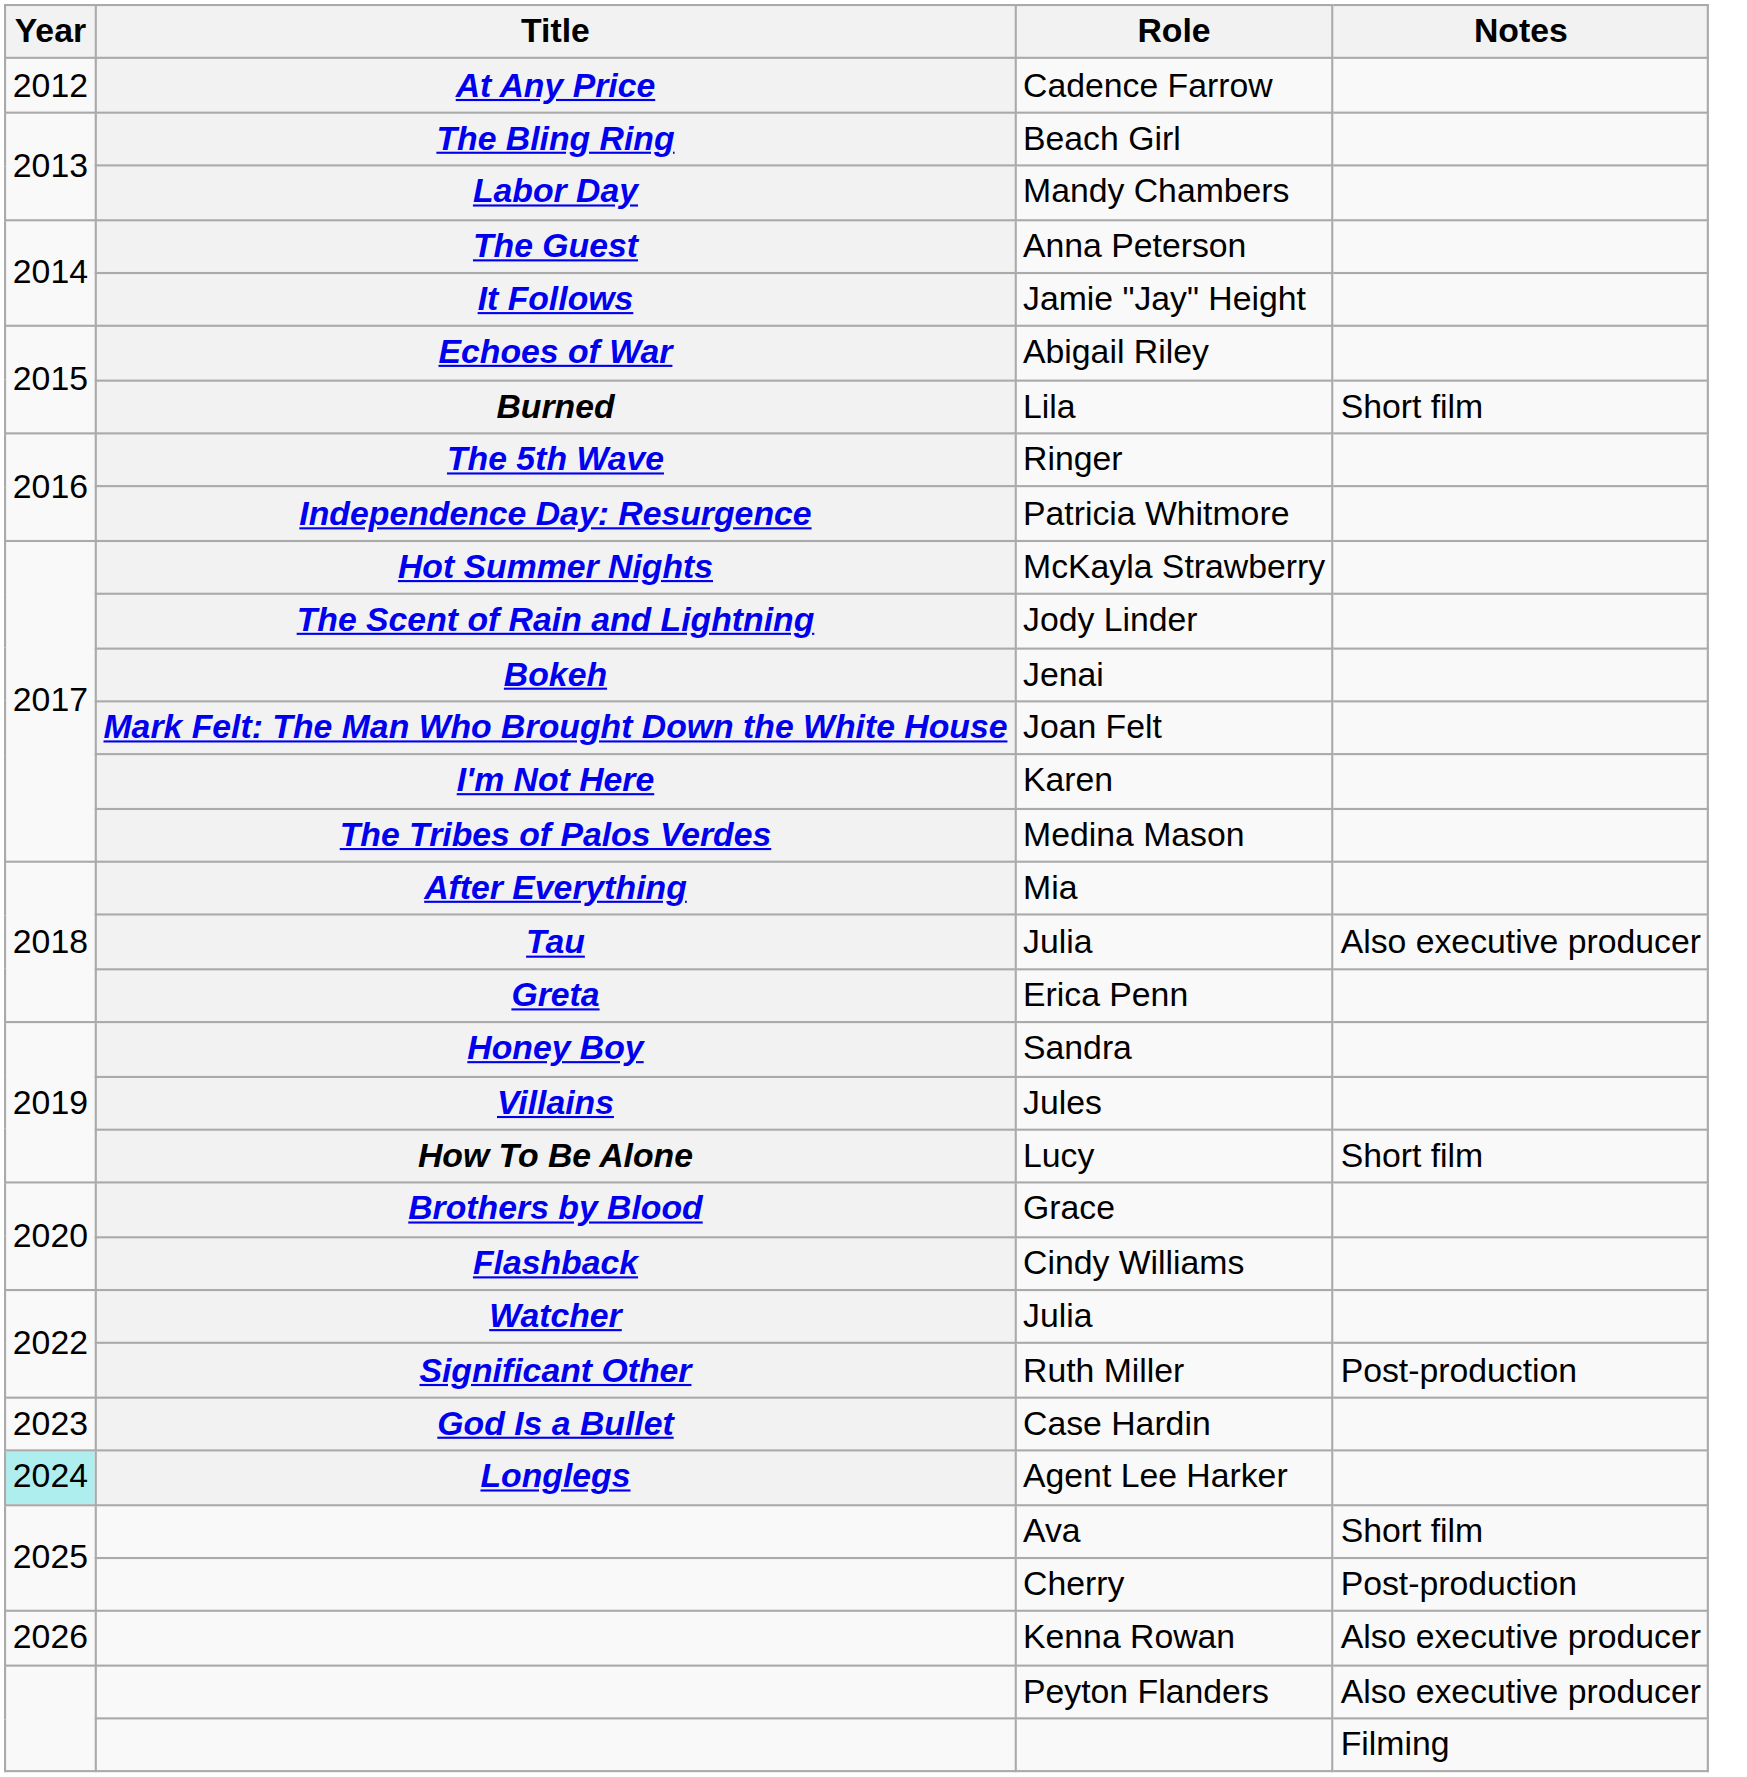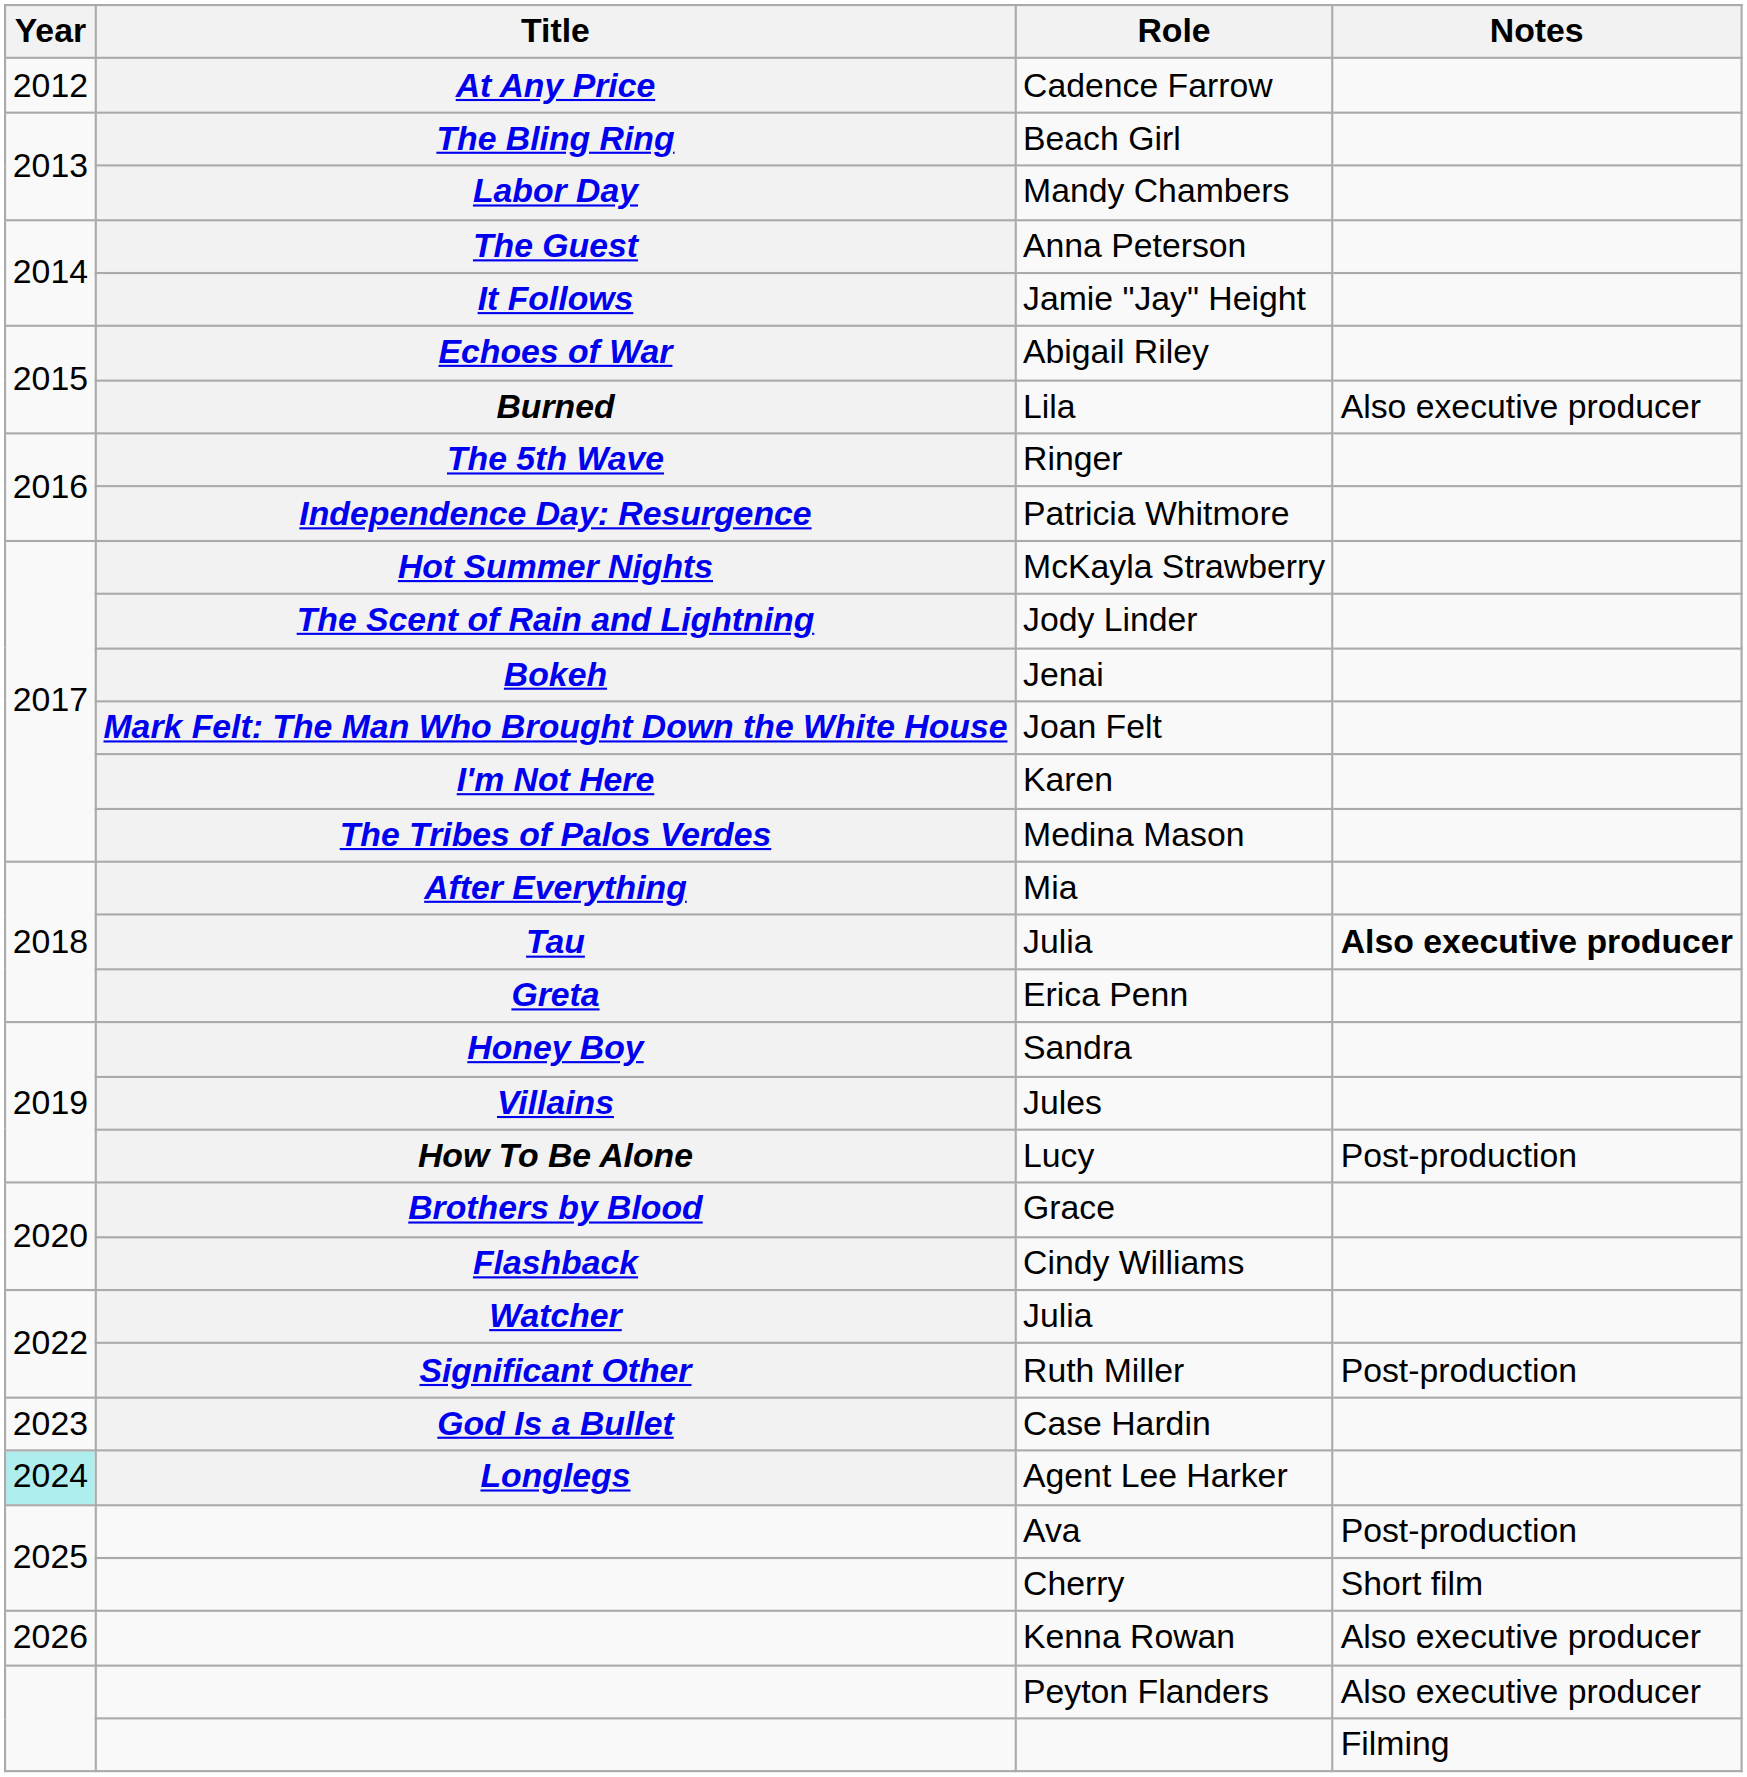(1412, 406) Short film -> (1521, 406) Also executive producer
(1521, 941) normal -> (1537, 941) bold
(1412, 1155) Short film -> (1459, 1155) Post-production
(1412, 1530) Short film -> (1459, 1530) Post-production
(1459, 1583) Post-production -> (1412, 1583) Short film
